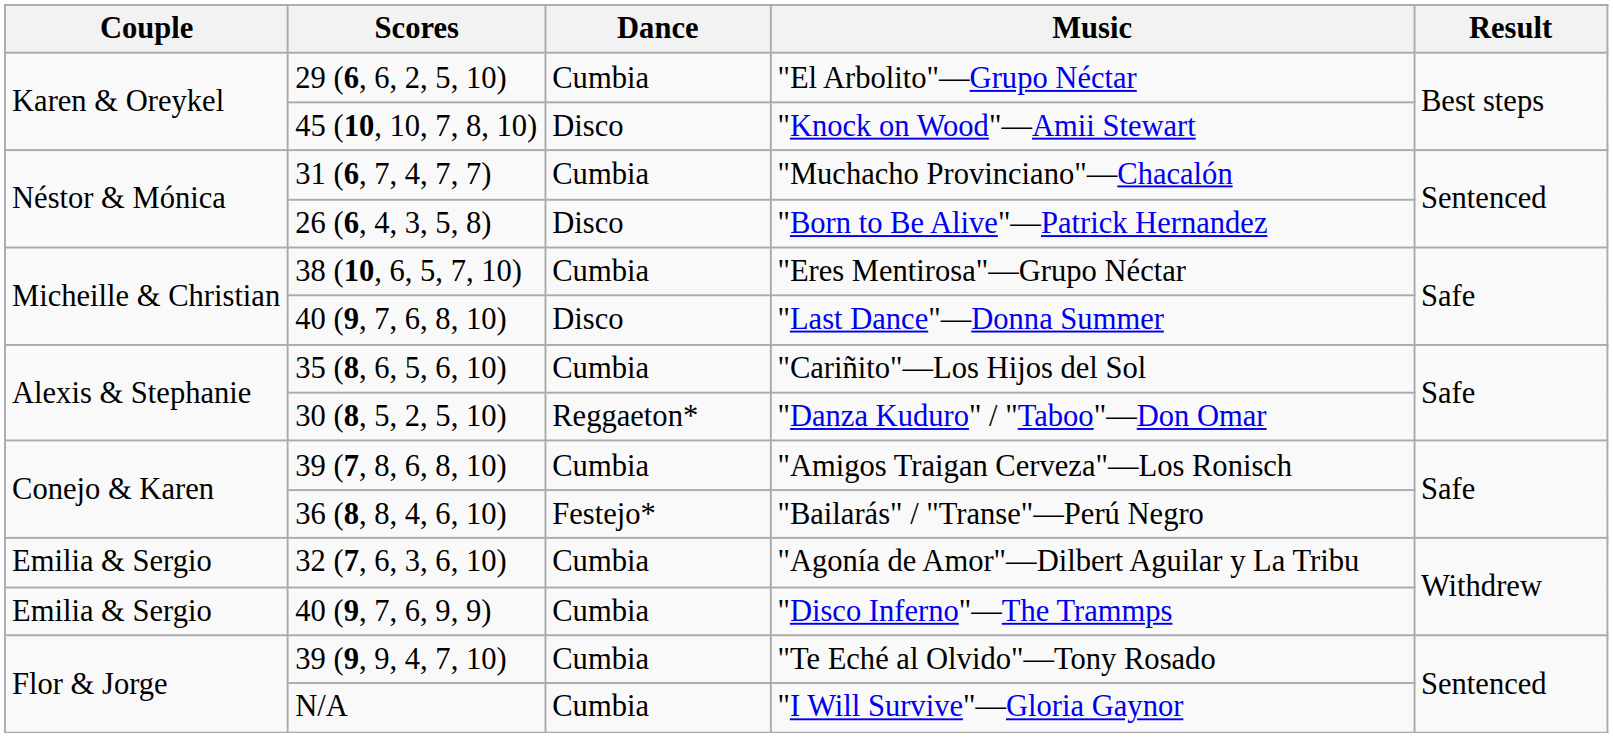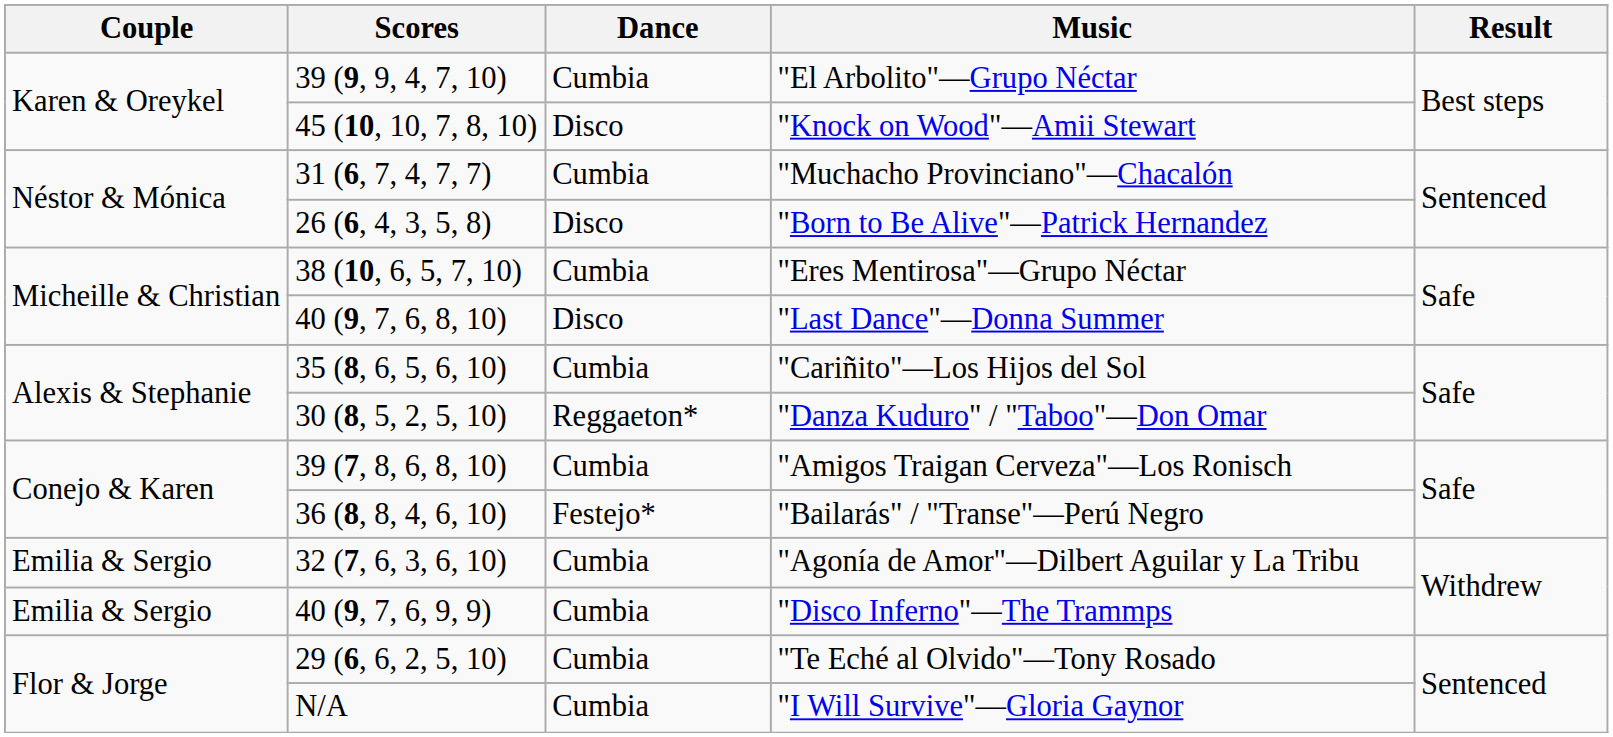(401, 77) 29 (6, 6, 2, 5, 10) -> (401, 77) 39 (9, 9, 4, 7, 10)
(401, 658) 39 (9, 9, 4, 7, 10) -> (401, 658) 29 (6, 6, 2, 5, 10)
